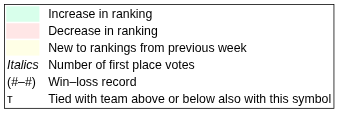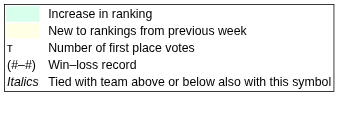- row: (103, 31)
(23, 64) Italics -> (10, 48) т
(10, 98) т -> (23, 81) Italics
